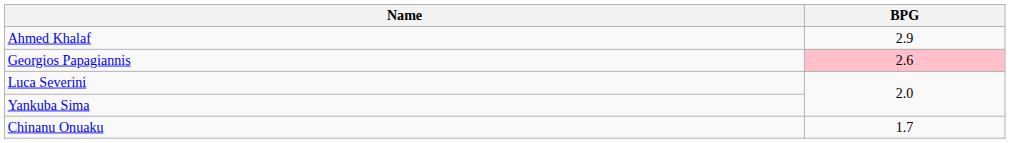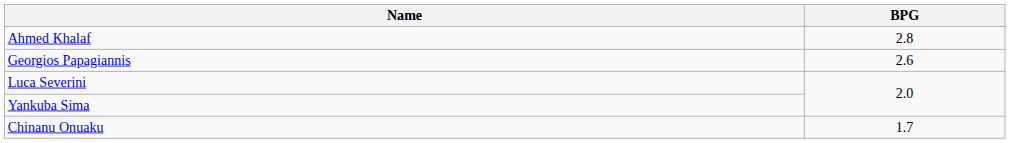(905, 37) 2.9 -> (905, 37) 2.8
(905, 60) pink background -> (905, 60) no background
